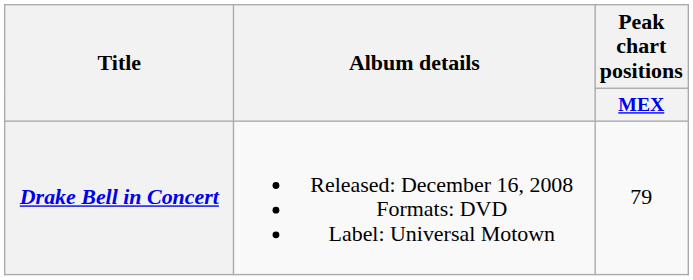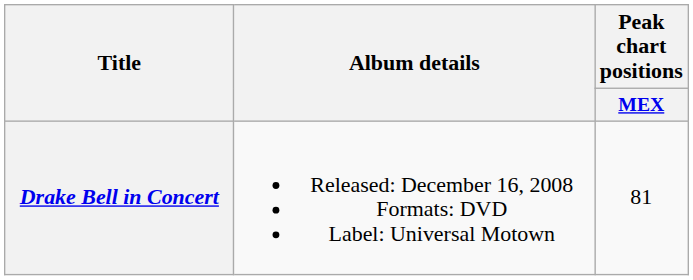(641, 197) 79 -> (641, 197) 81
